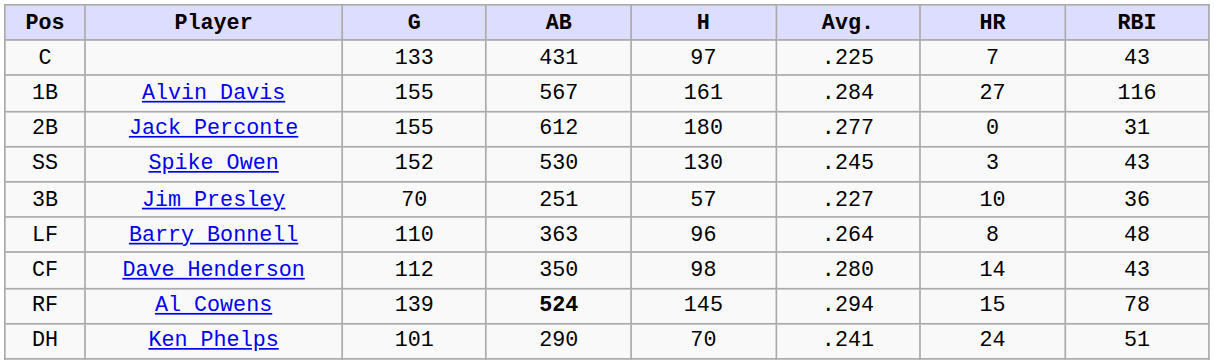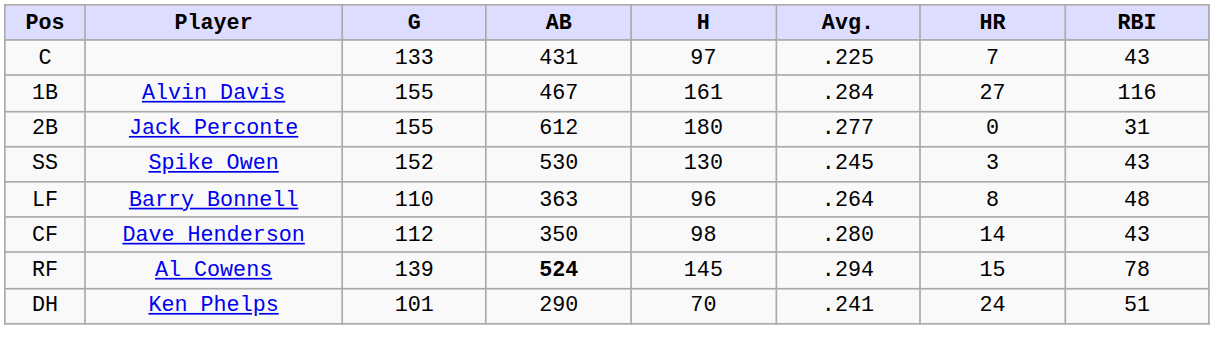(559, 93) 567 -> (559, 93) 467
- row: (45, 199)
